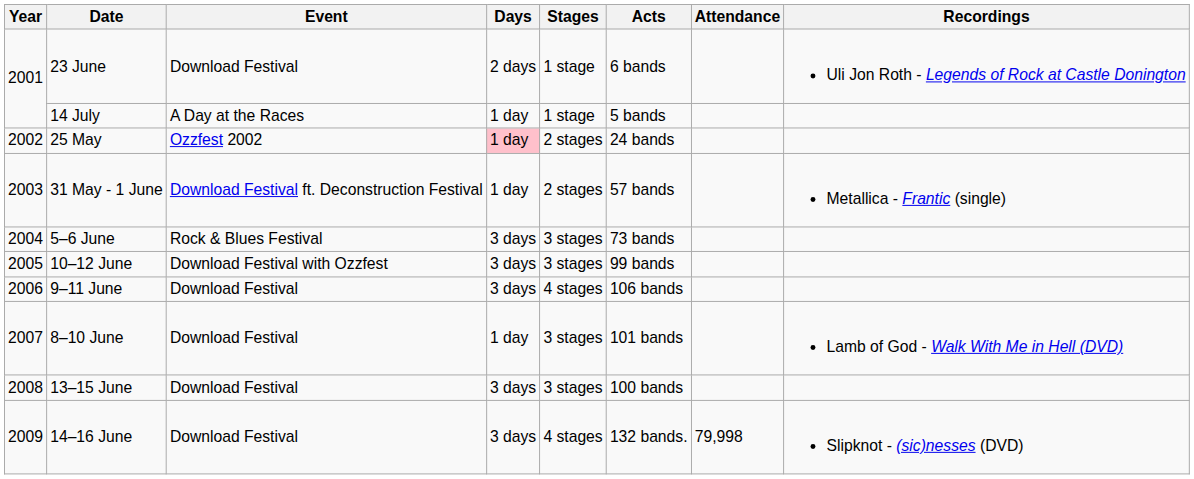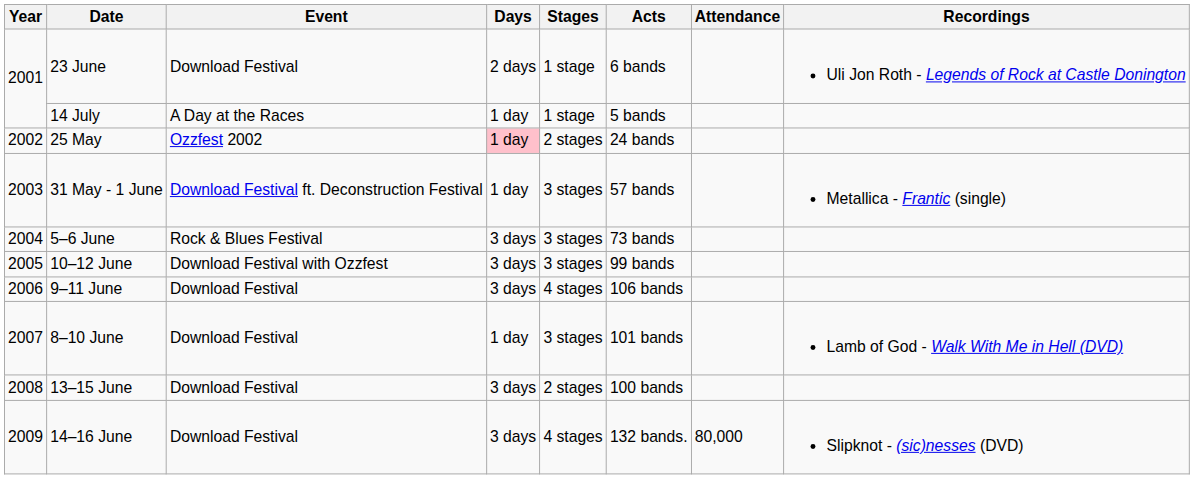(573, 189) 2 stages -> (573, 189) 3 stages
(573, 387) 3 stages -> (573, 387) 2 stages
(719, 437) 79,998 -> (719, 437) 80,000
